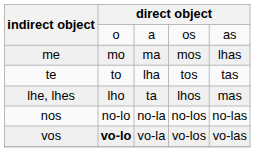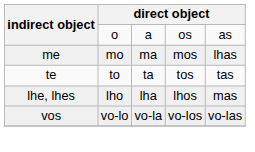(151, 75) lha -> (148, 75) ta
(151, 95) ta -> (148, 95) lha
- row: (51, 116)
(116, 136) bold -> (115, 116) normal
